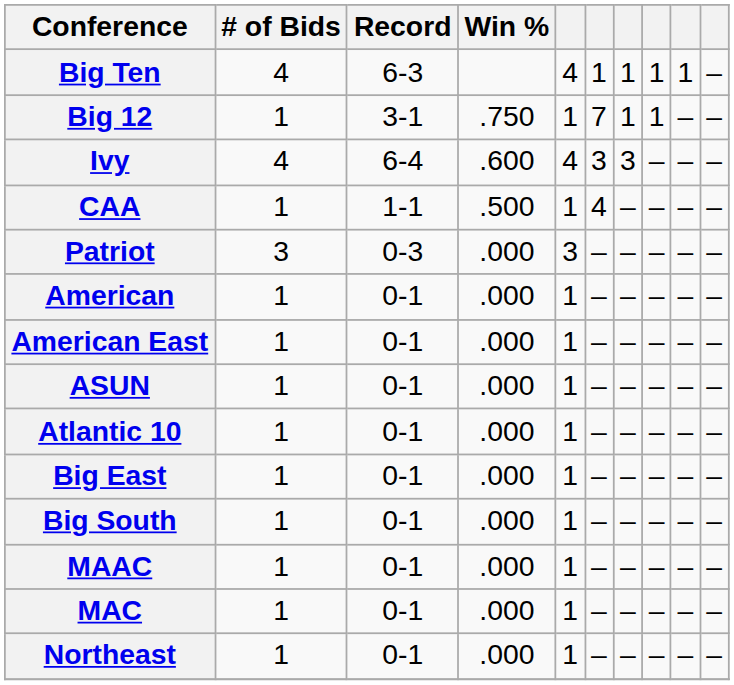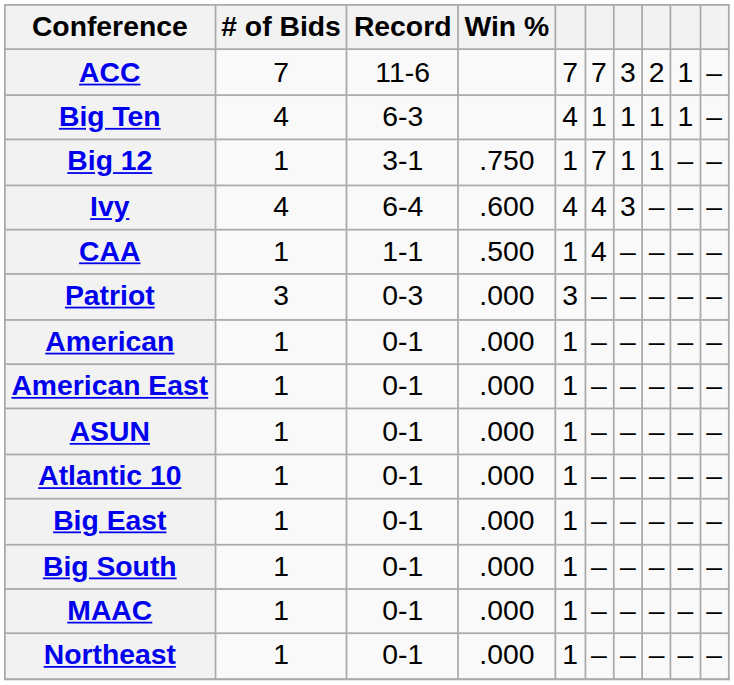+ row: (110, 71)
(599, 161) 3 -> (599, 206) 4
- row: (110, 610)
